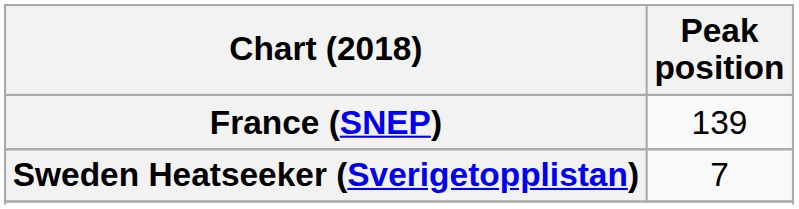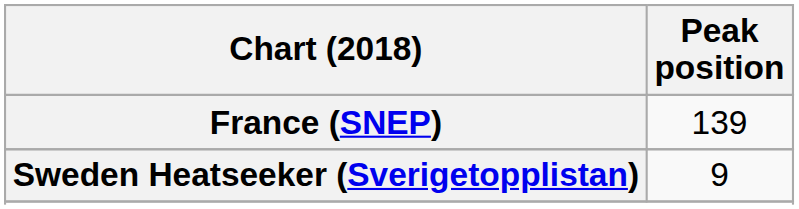(719, 174) 7 -> (719, 174) 9
